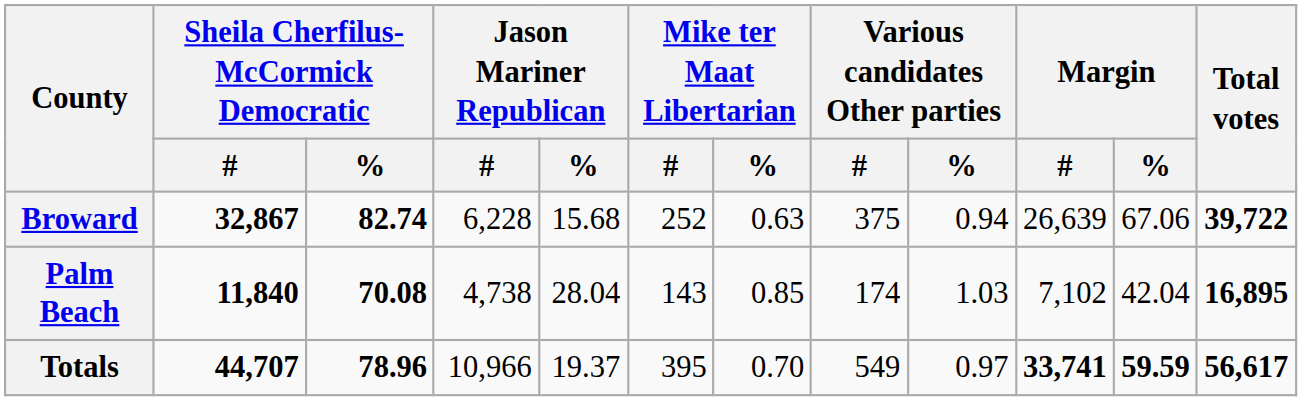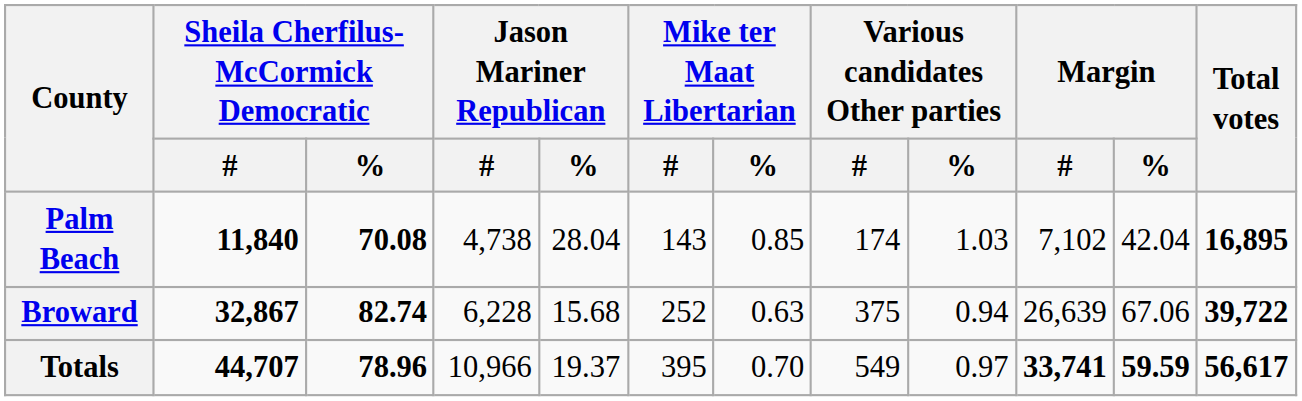rows swapped: (80, 219) <-> (80, 293)
